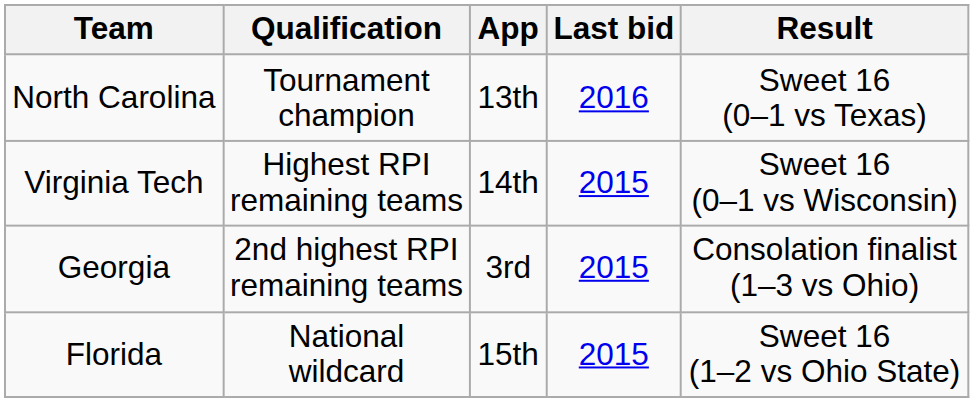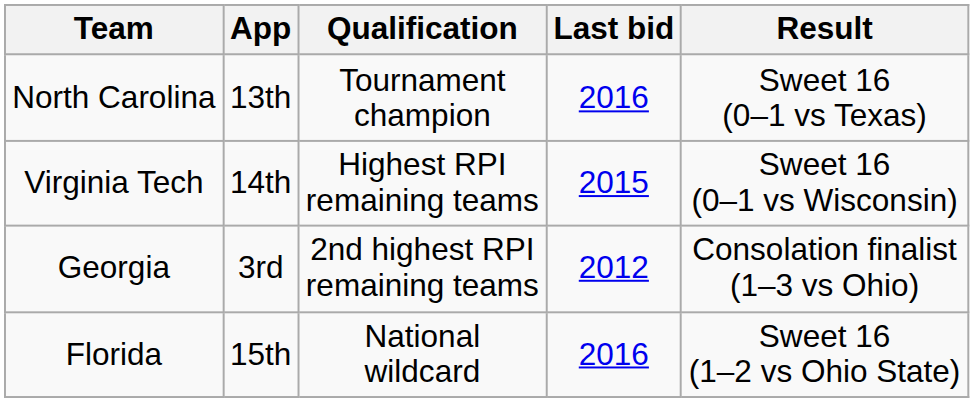columns swapped: (347, 29) <-> (508, 29)
(614, 268) 2015 -> (614, 268) 2012
(614, 353) 2015 -> (614, 353) 2016
